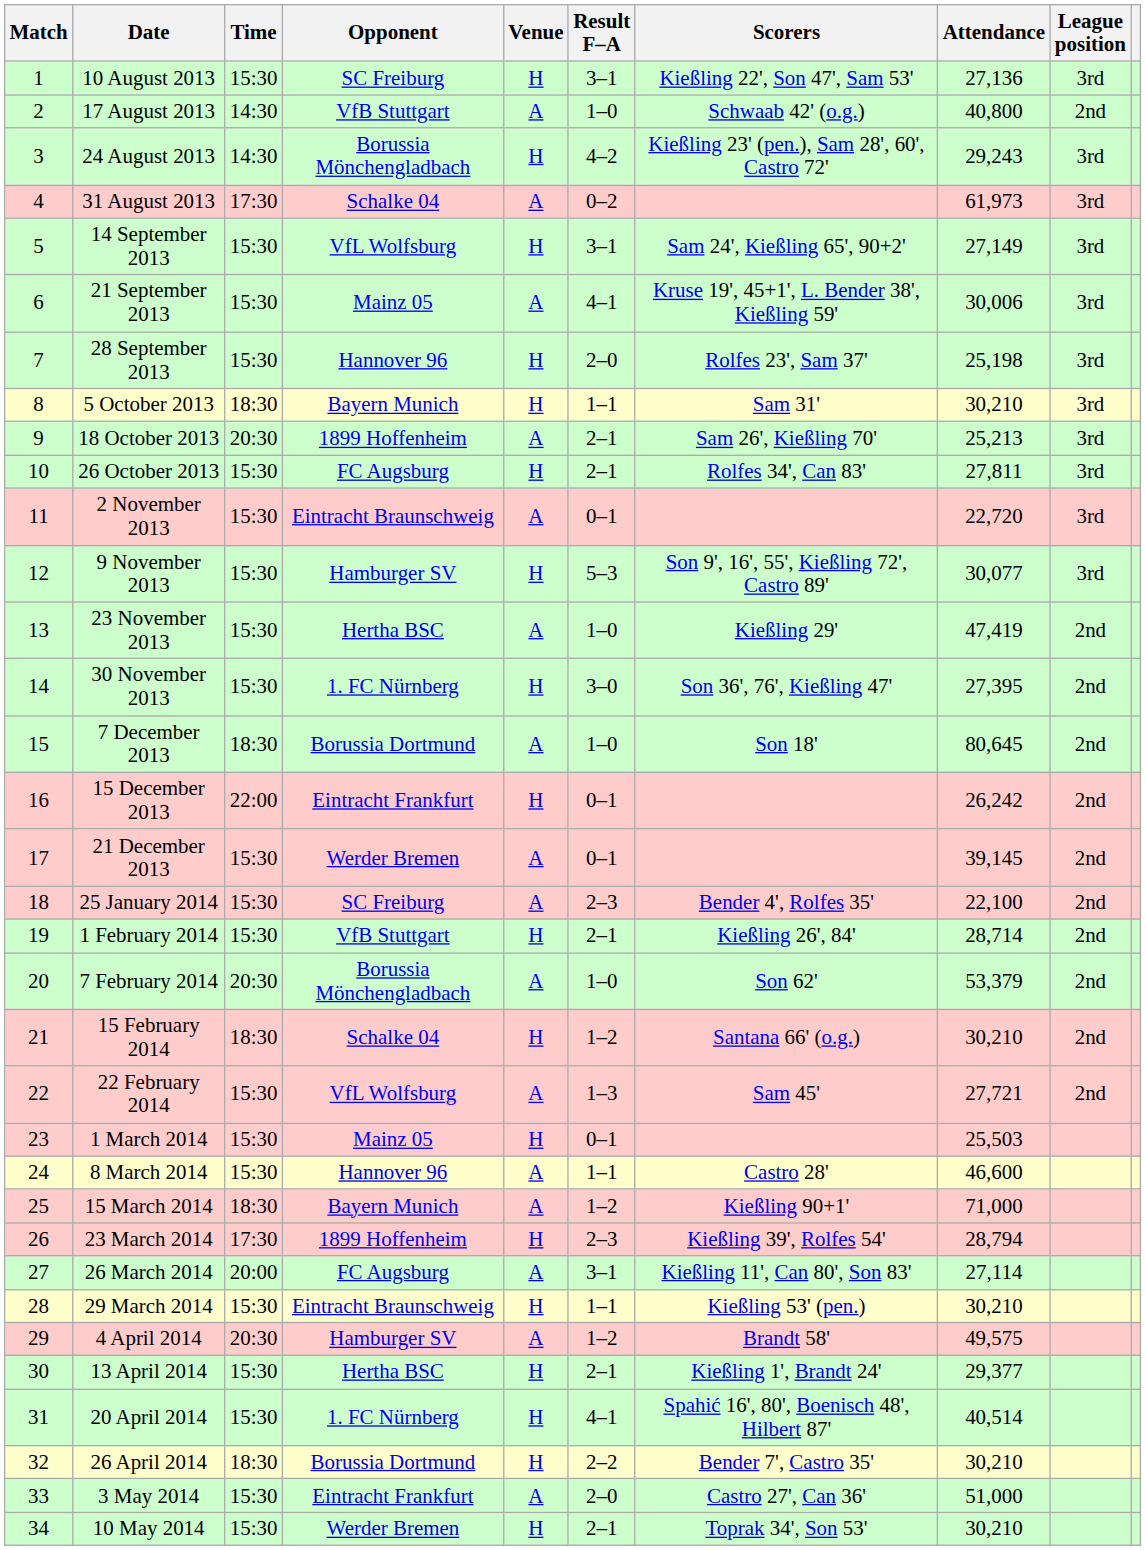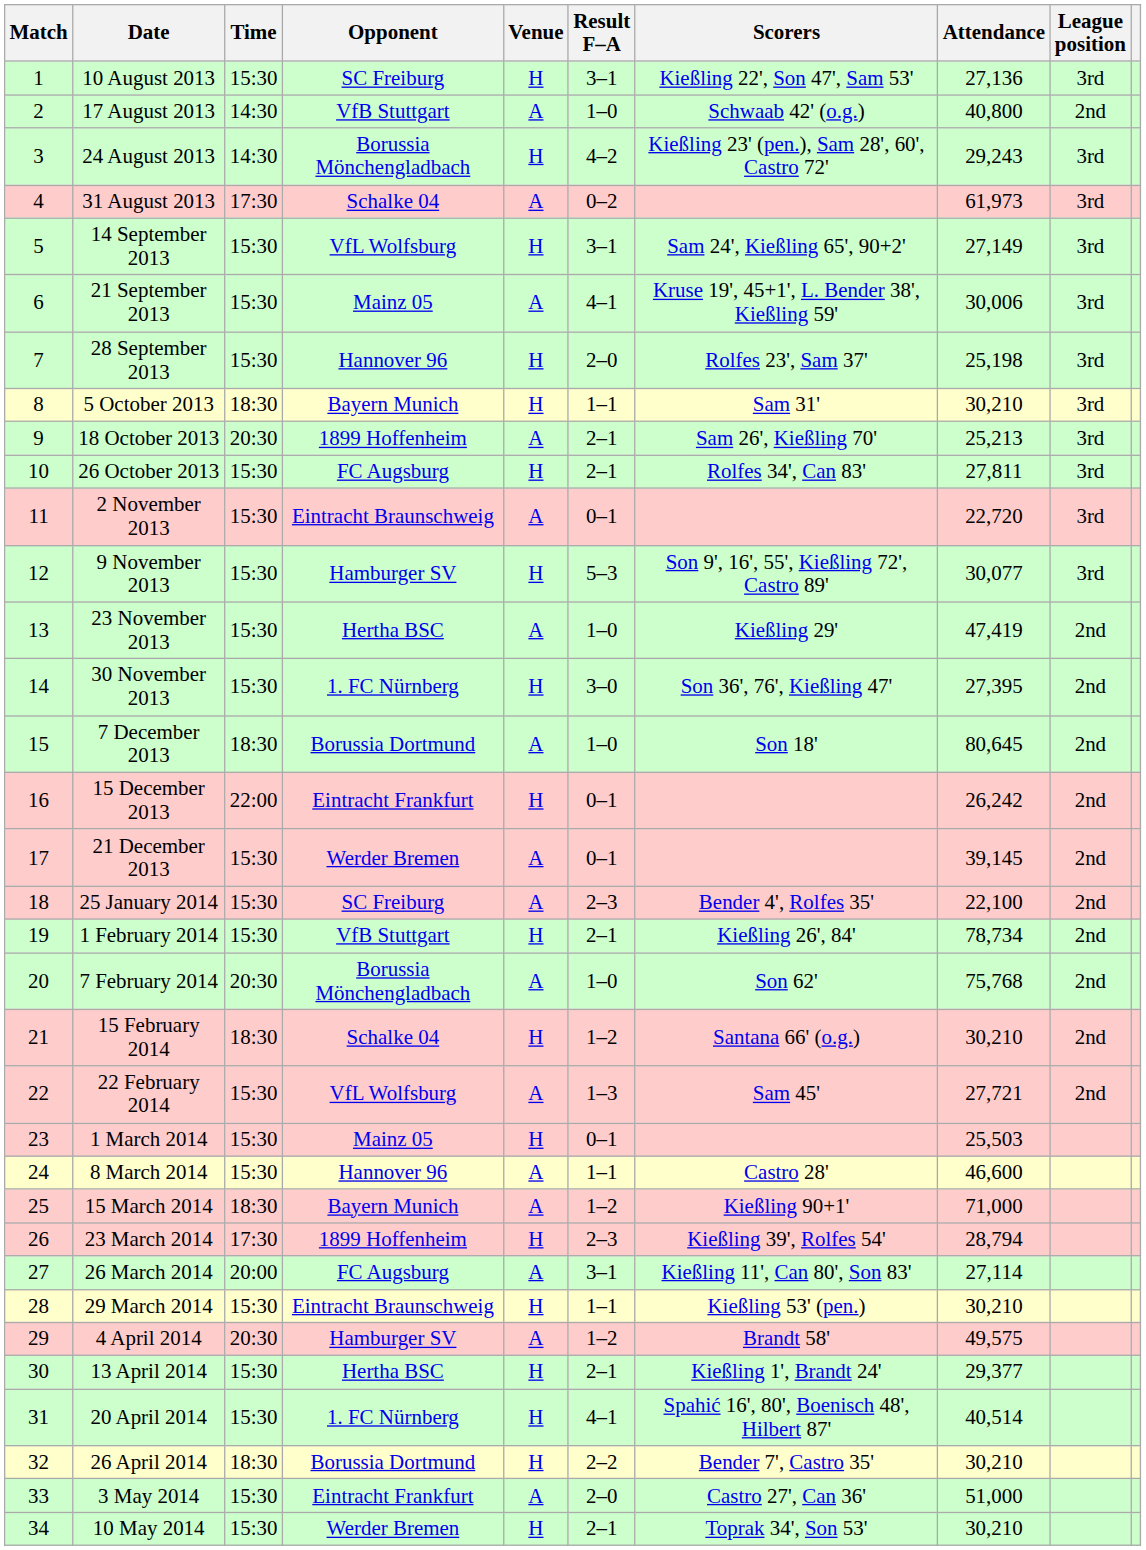(994, 935) 28,714 -> (994, 935) 78,734
(994, 980) 53,379 -> (994, 980) 75,768
